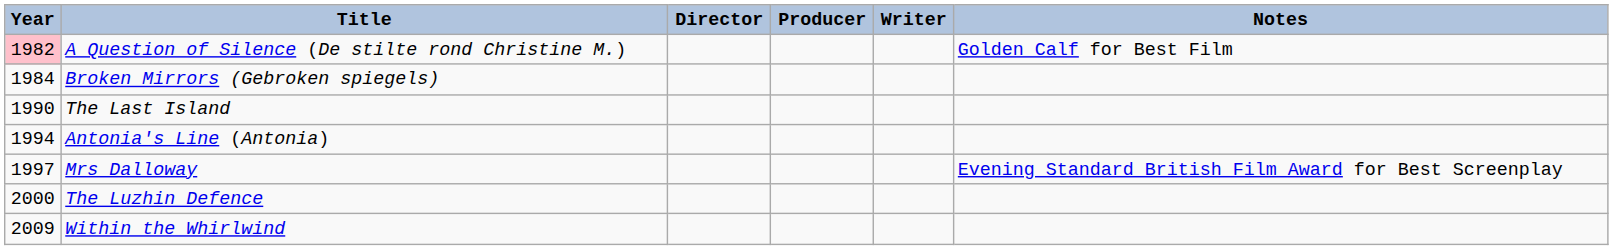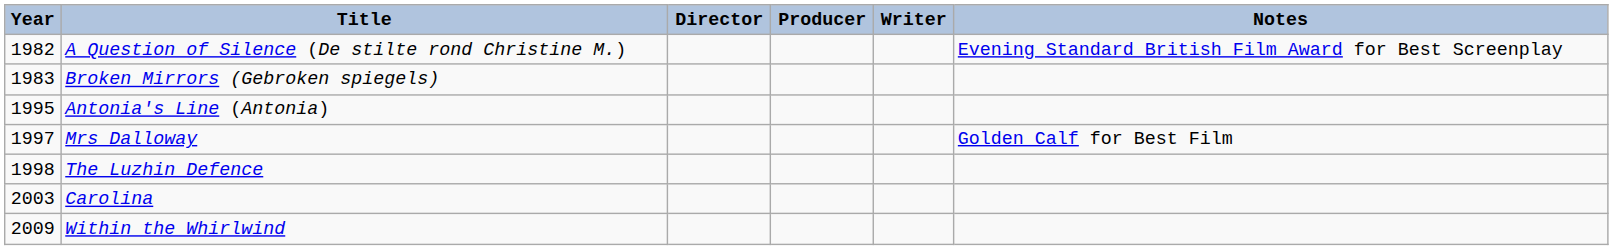(33, 50) pink background -> (33, 50) no background
(1095, 50) Golden Calf for Best Film -> (1260, 50) Evening Standard British Film Award for Best Screenplay
(33, 79) 1984 -> (33, 79) 1983
- row: (148, 109)
(33, 139) 1994 -> (33, 109) 1995
(1260, 169) Evening Standard British Film Award for Best Screenplay -> (1095, 139) Golden Calf for Best Film
(33, 199) 2000 -> (33, 169) 1998
+ row: (109, 199)
